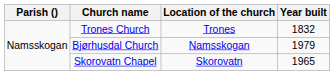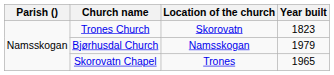(219, 29) Trones -> (219, 29) Skorovatn
(303, 29) 1832 -> (303, 29) 1823
(219, 62) Skorovatn -> (219, 62) Trones
